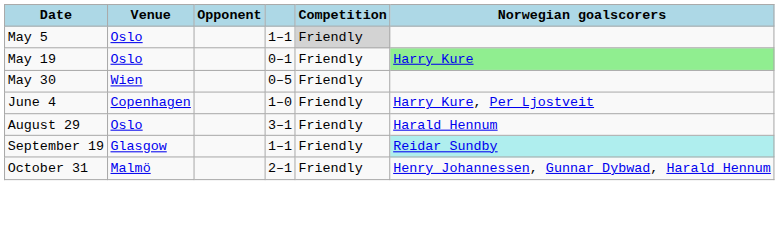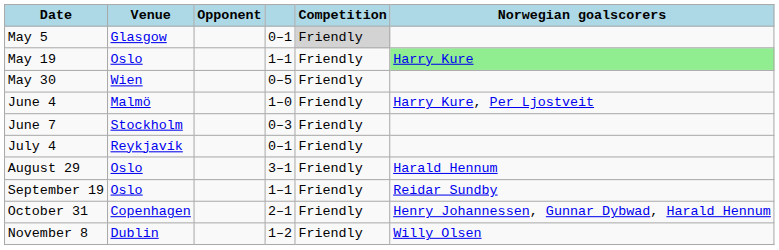(127, 37) Oslo -> (139, 37) Glasgow
(280, 37) 1–1 -> (280, 37) 0–1
(280, 59) 0–1 -> (280, 59) 1–1
(151, 103) Copenhagen -> (131, 103) Malmö
+ row: (32, 125)
+ row: (32, 146)
(139, 146) Glasgow -> (127, 190) Oslo
(445, 146) paleturquoise background -> (445, 190) no background
(131, 168) Malmö -> (151, 212) Copenhagen
+ row: (48, 234)
